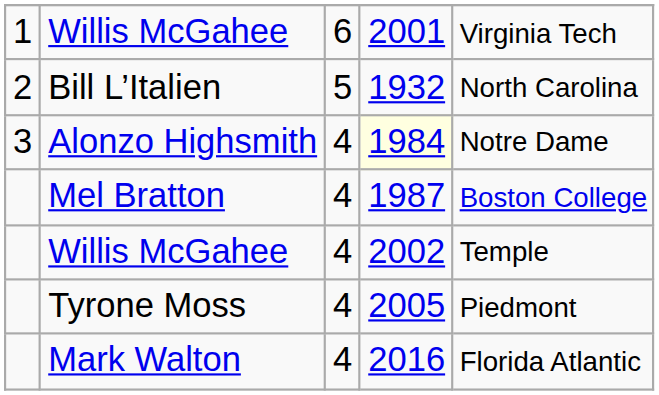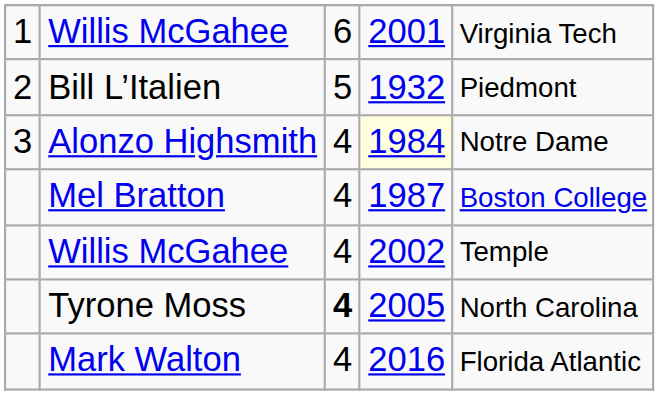(549, 87) North Carolina -> (518, 87) Piedmont
(343, 305) normal -> (343, 305) bold
(518, 307) Piedmont -> (549, 307) North Carolina
